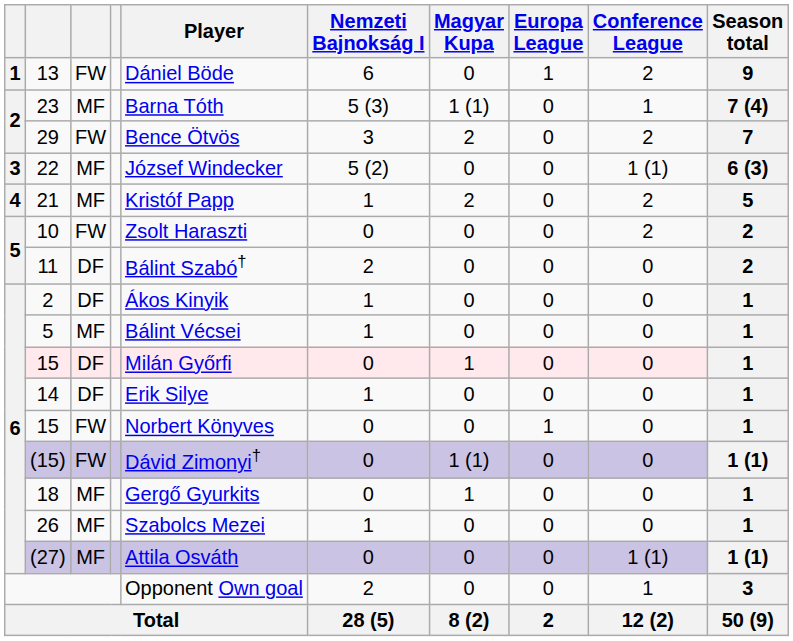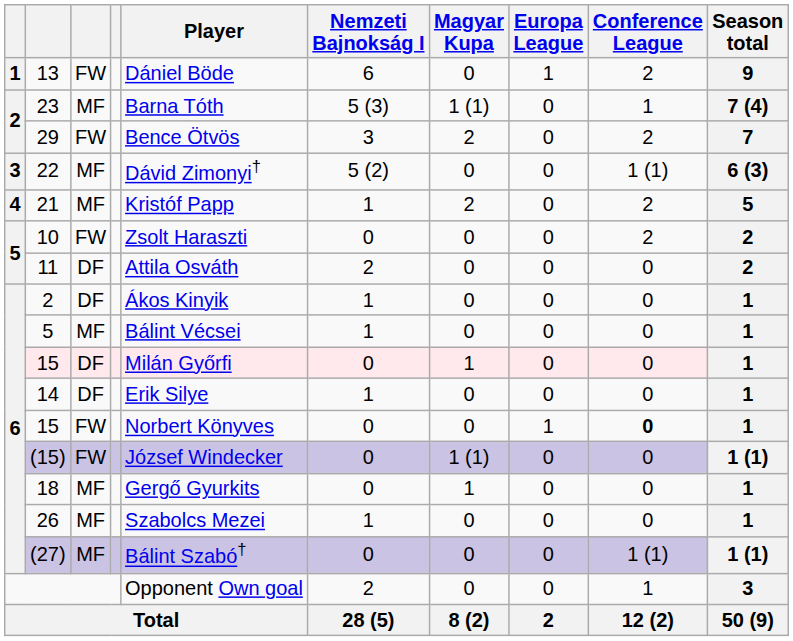(204, 168) József Windecker -> (193, 171) Dávid Zimonyi†
(186, 265) Bálint Szabó† -> (182, 268) Attila Osváth
(648, 425) normal -> (648, 425) bold
(193, 460) Dávid Zimonyi† -> (204, 457) József Windecker
(182, 557) Attila Osváth -> (186, 554) Bálint Szabó†
